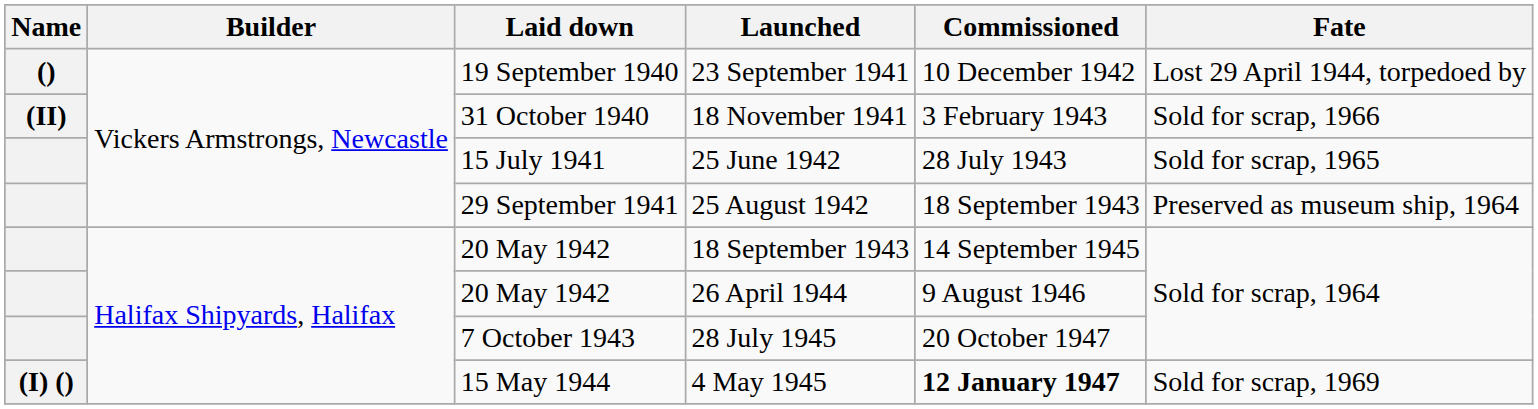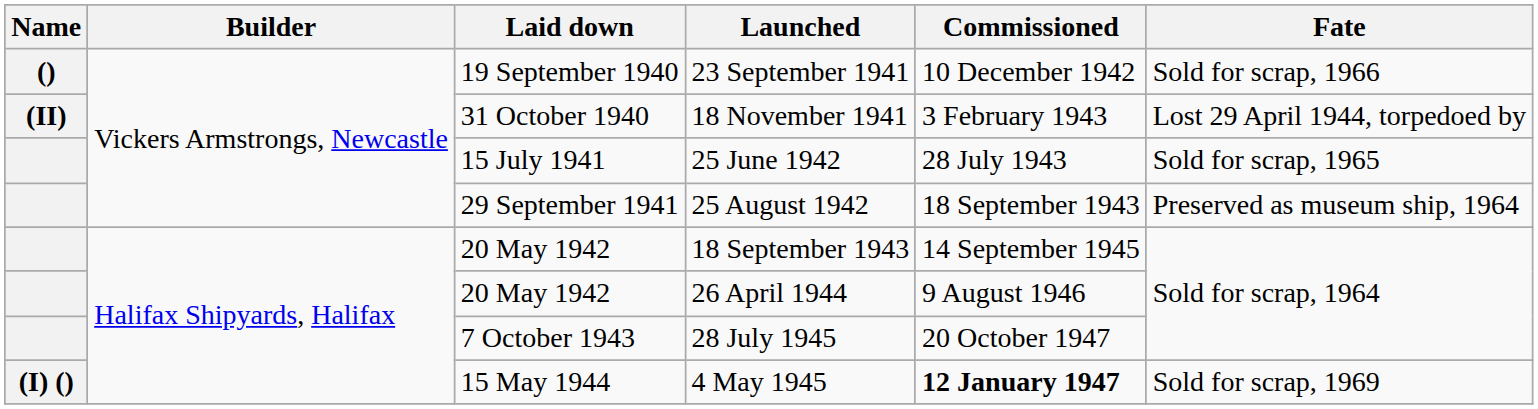(1339, 71) Lost 29 April 1944, torpedoed by -> (1266, 71) Sold for scrap, 1966
(1266, 115) Sold for scrap, 1966 -> (1339, 115) Lost 29 April 1944, torpedoed by
